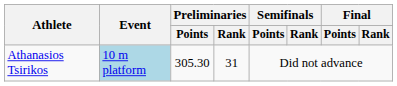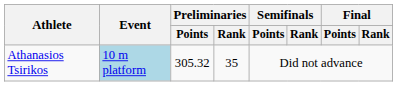(192, 63) 305.30 -> (192, 63) 305.32
(232, 63) 31 -> (232, 63) 35
